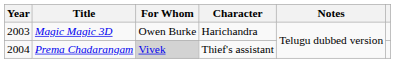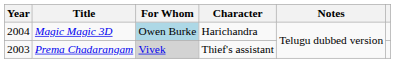(18, 31) 2003 -> (18, 31) 2004
(167, 31) no background -> (167, 31) lightblue background
(18, 49) 2004 -> (18, 49) 2003
